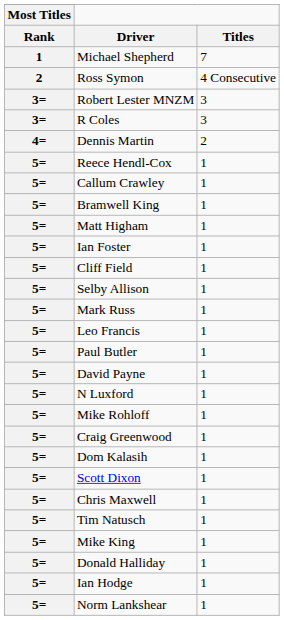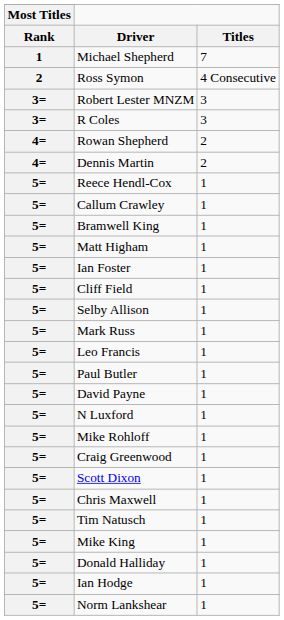+ row: (122, 141)
- row: (112, 457)
